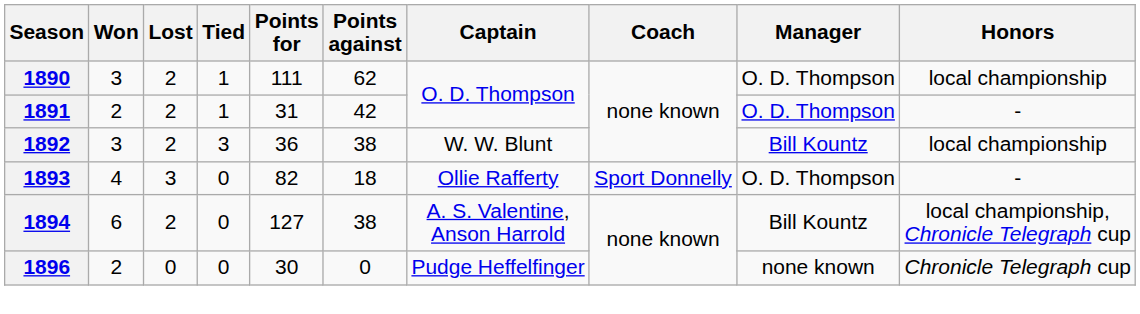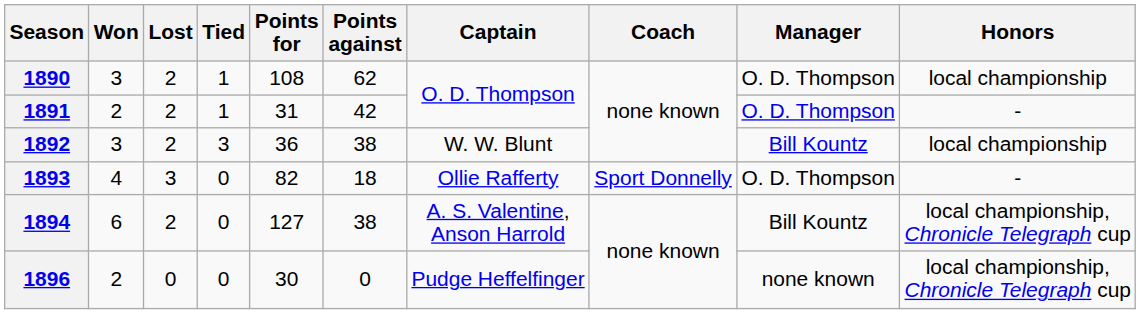(287, 77) 111 -> (287, 77) 108
(1018, 267) Chronicle Telegraph cup -> (1018, 279) local championship, Chronicle Telegraph cup
